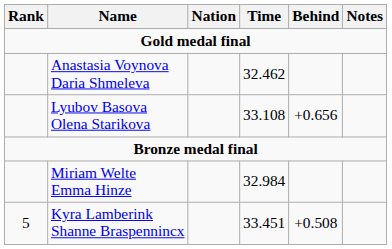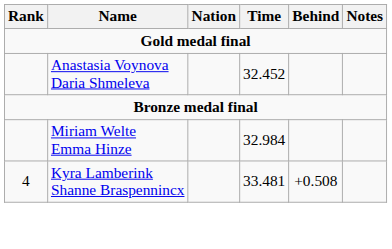(264, 74) 32.462 -> (264, 74) 32.452
- row: (101, 115)
(26, 223) 5 -> (26, 181) 4
(264, 223) 33.451 -> (264, 181) 33.481
